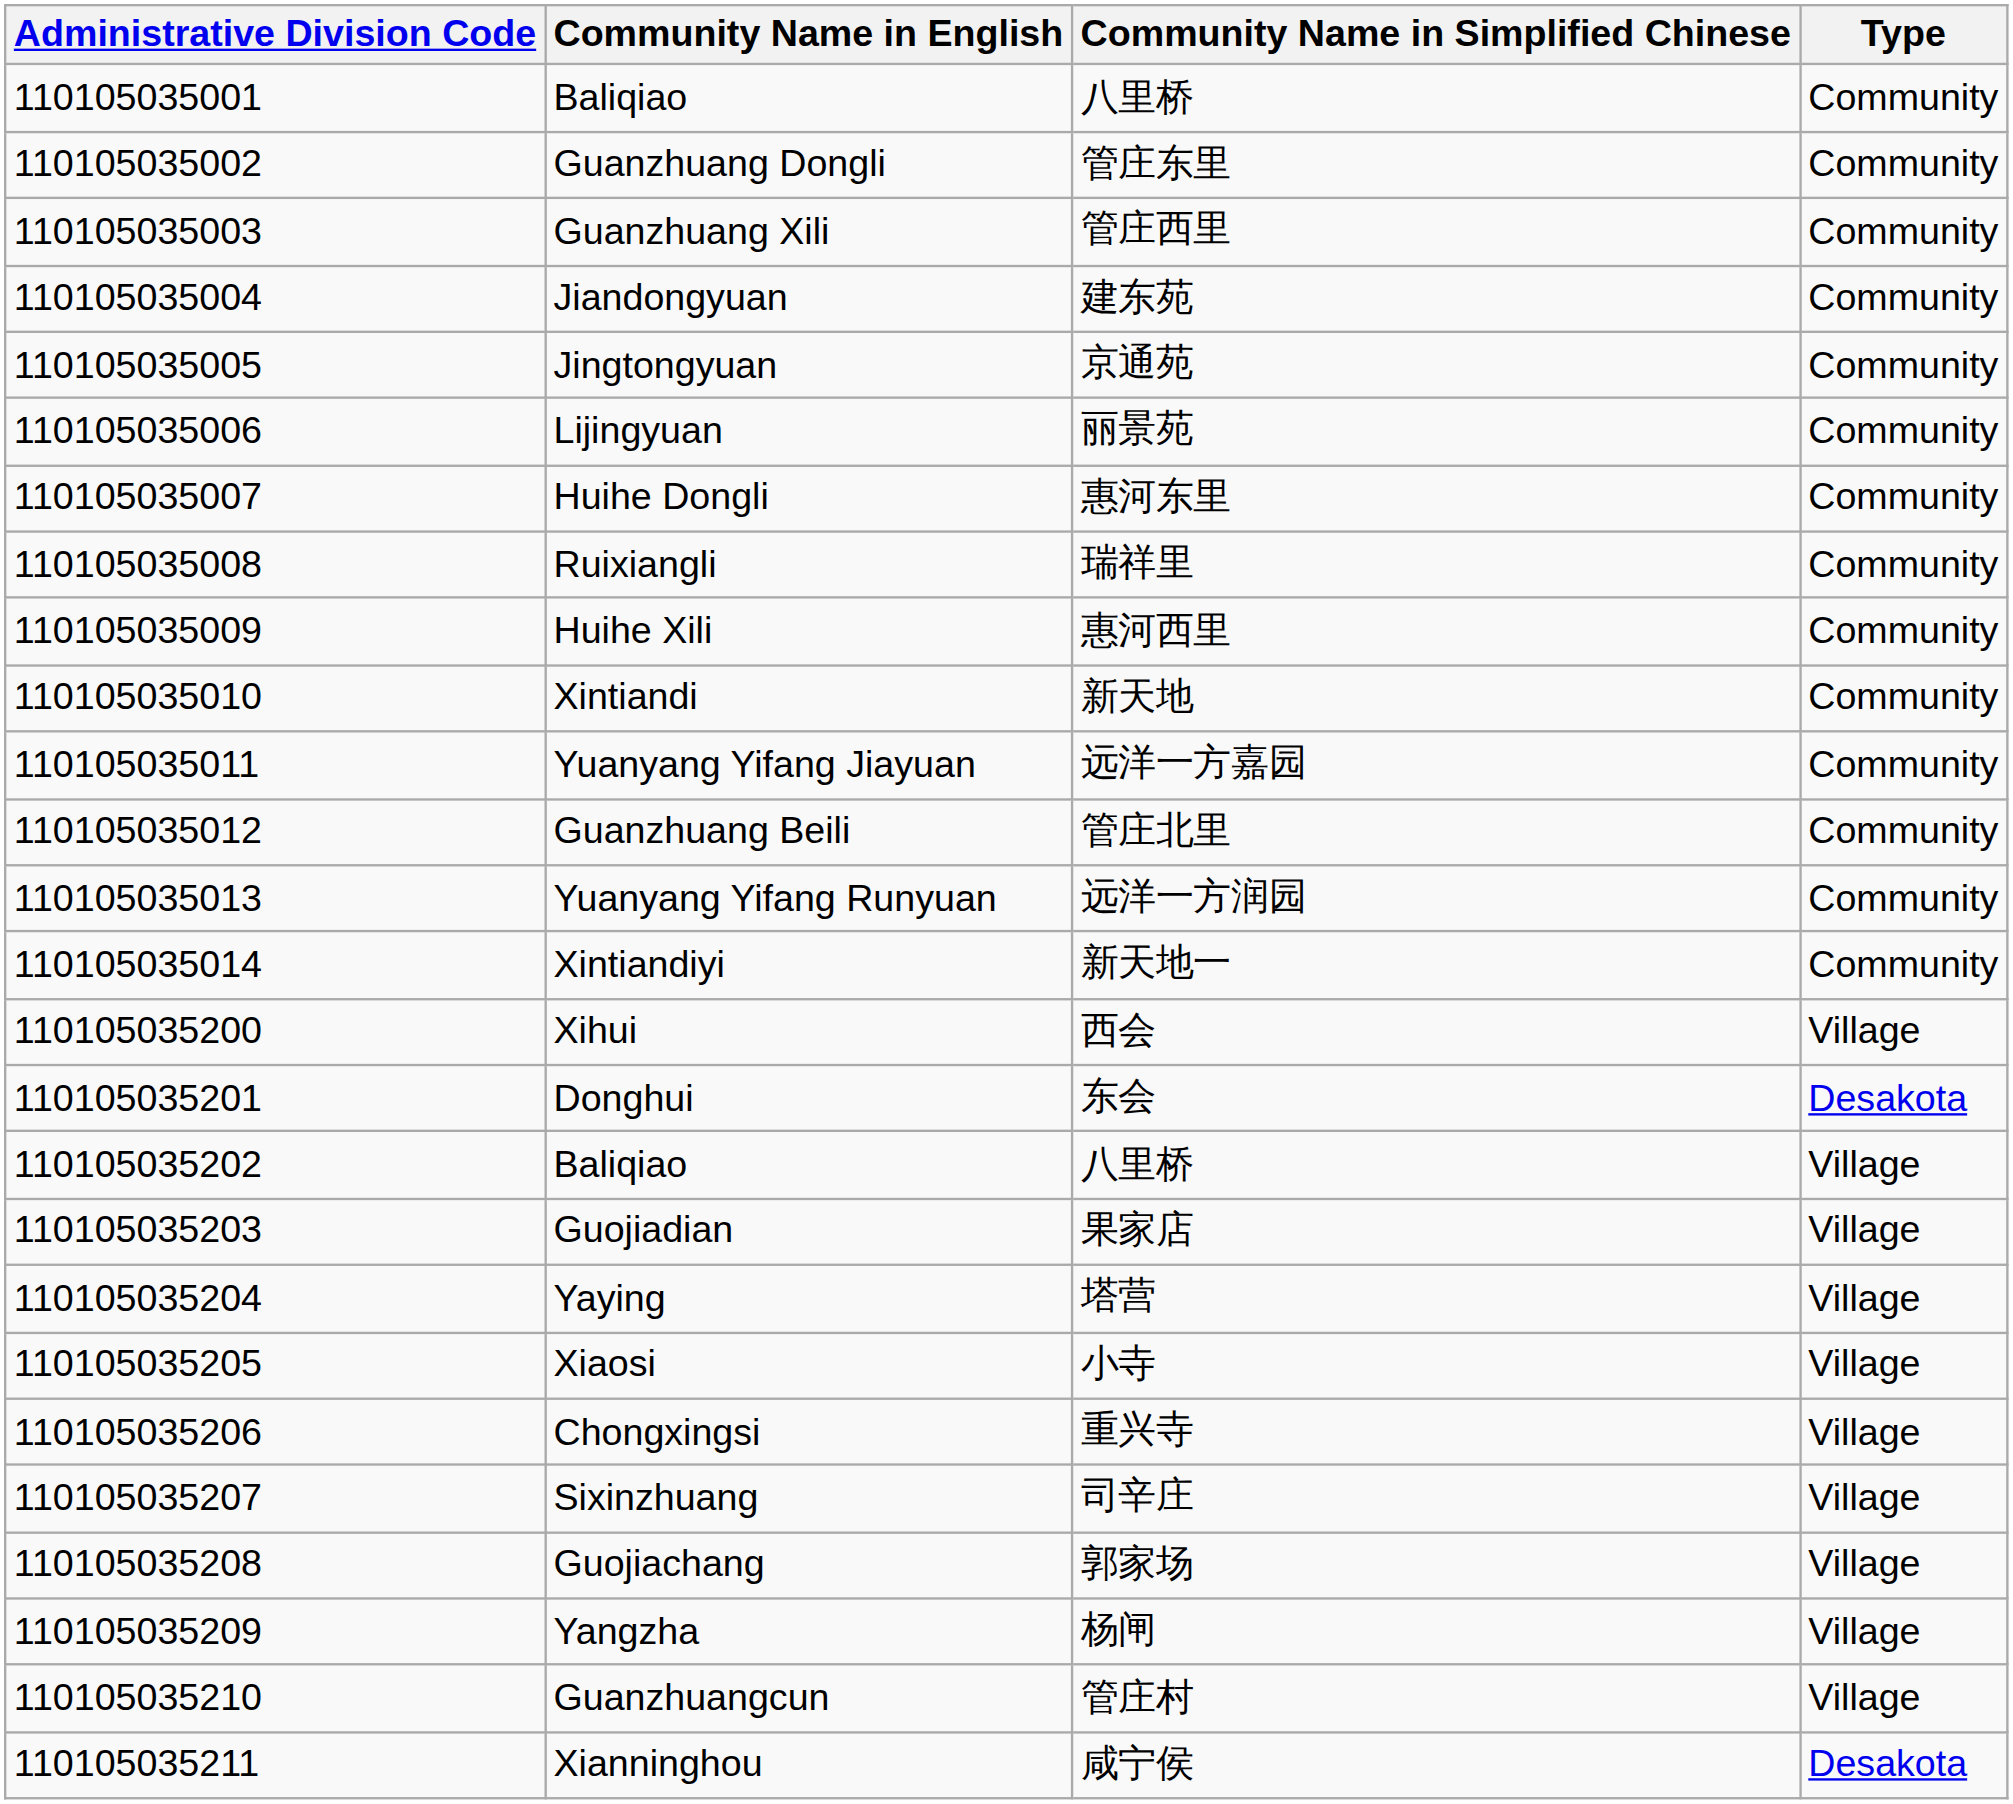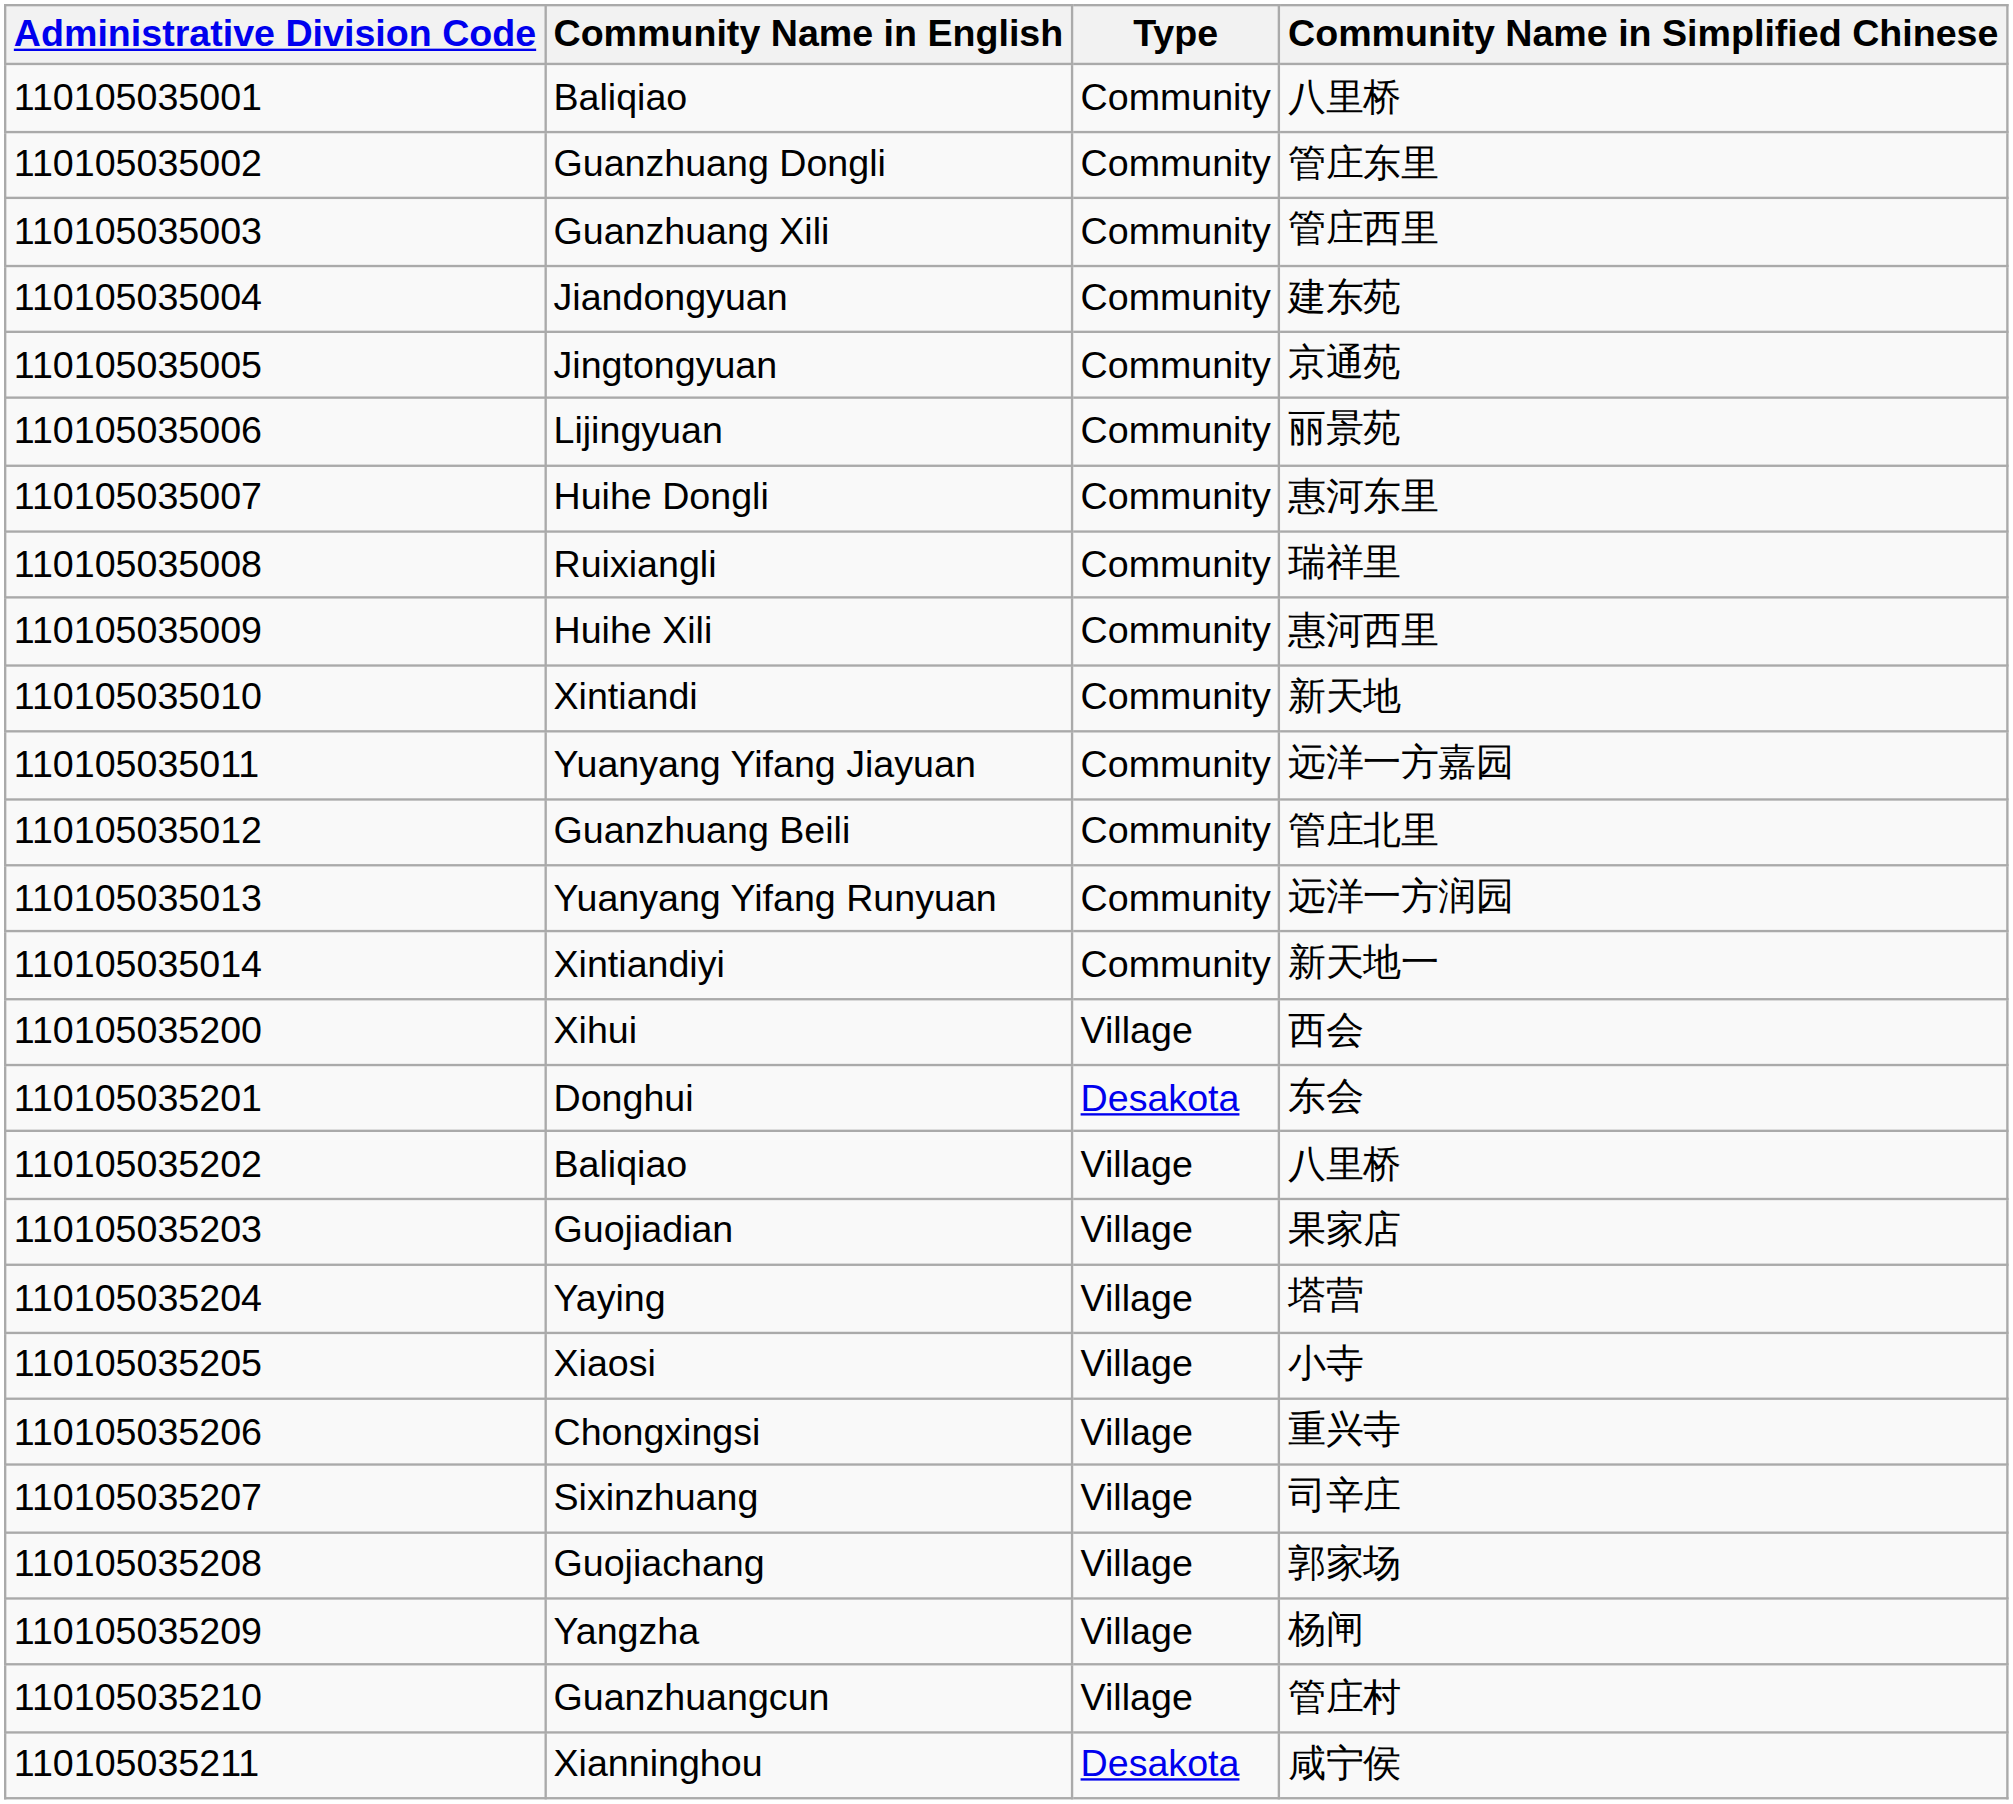columns swapped: (1436, 34) <-> (1903, 34)
